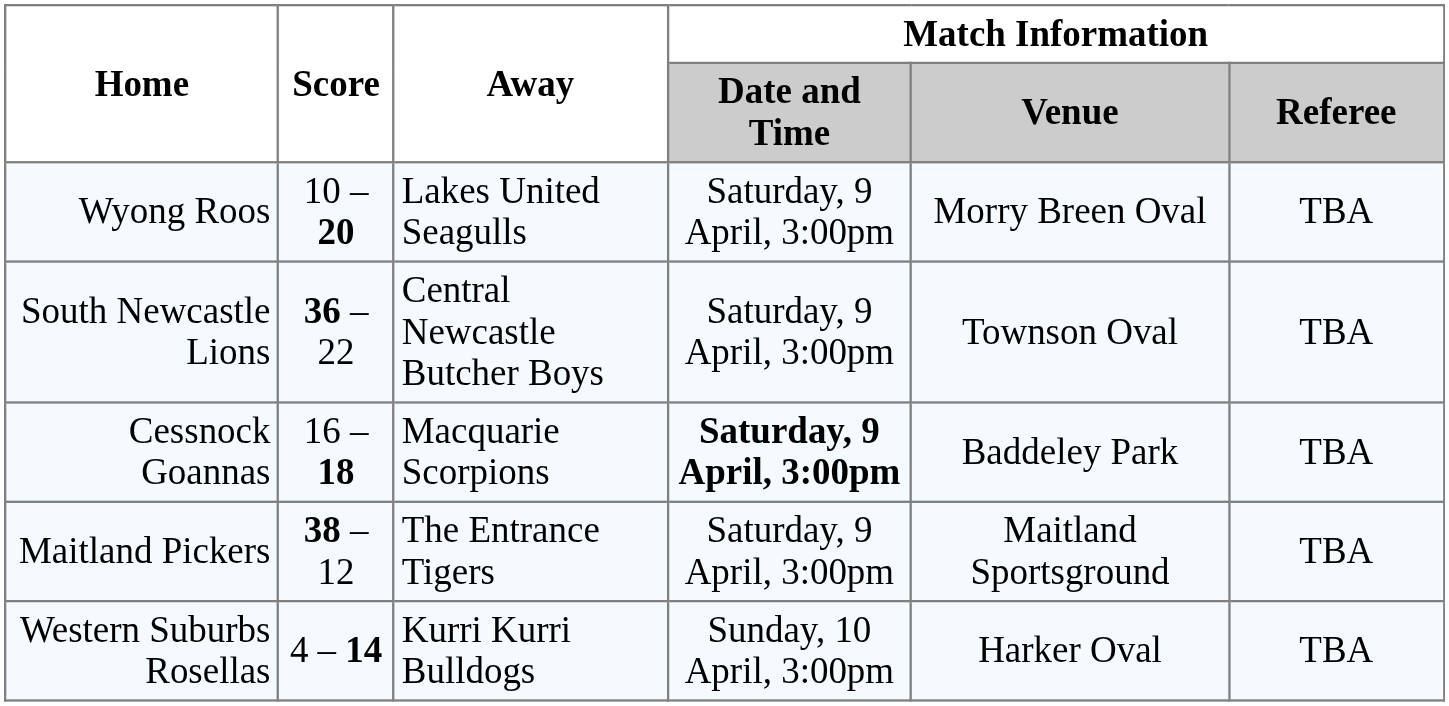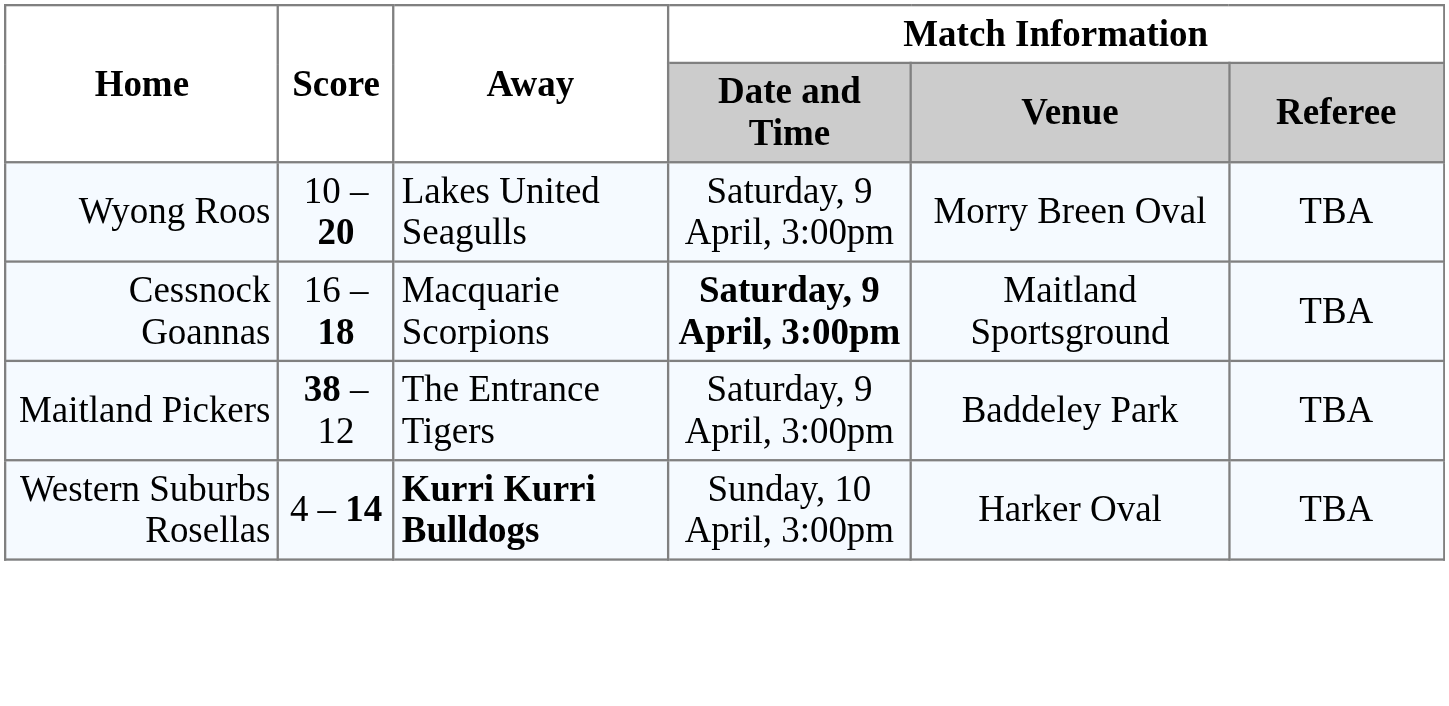- row: (146, 331)
(1070, 451) Baddeley Park -> (1070, 310) Maitland Sportsground
(1070, 550) Maitland Sportsground -> (1070, 409) Baddeley Park
(486, 650) normal -> (499, 509) bold
